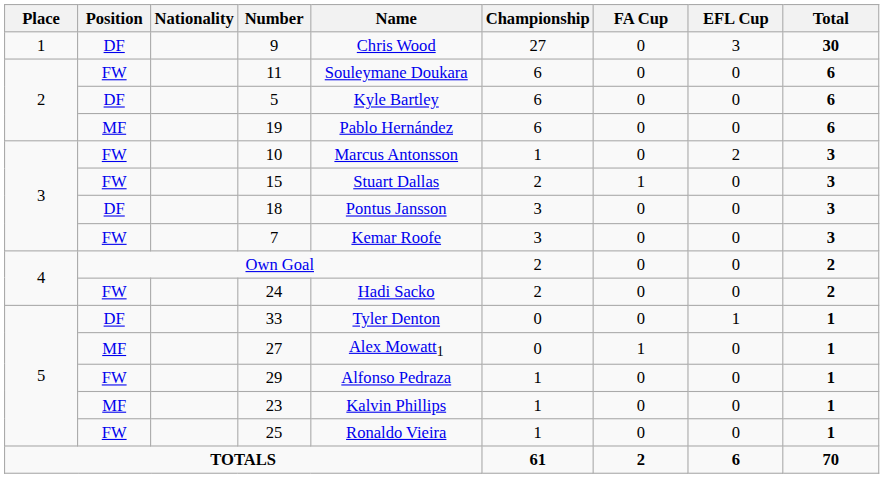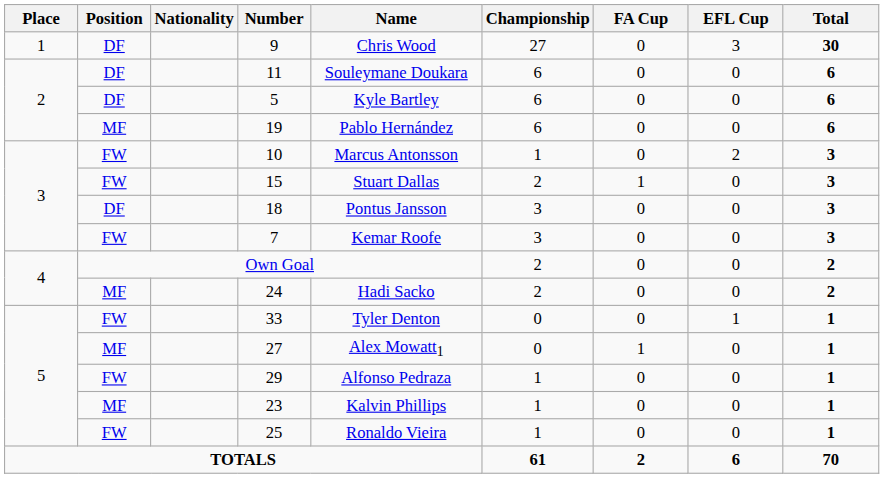(114, 72) FW -> (114, 72) DF
(114, 291) FW -> (114, 291) MF
(114, 318) DF -> (114, 318) FW
